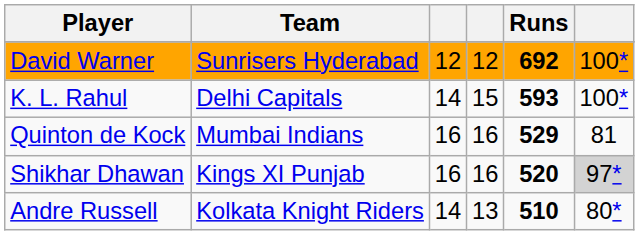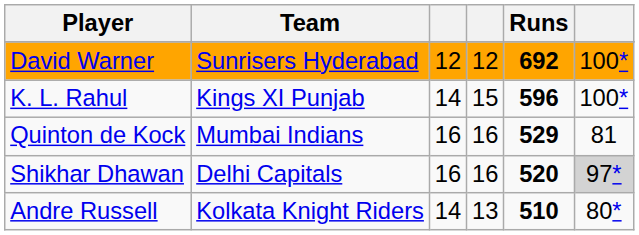(269, 98) Delhi Capitals -> (280, 98) Kings XI Punjab
(539, 98) 593 -> (539, 98) 596
(280, 173) Kings XI Punjab -> (269, 173) Delhi Capitals
